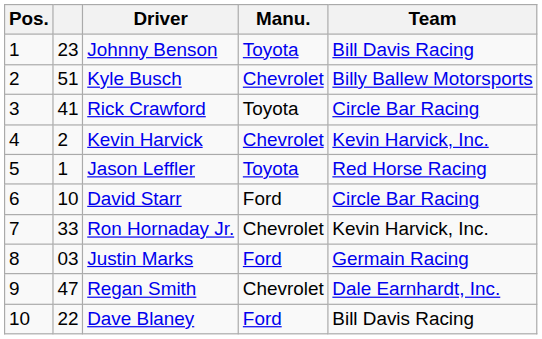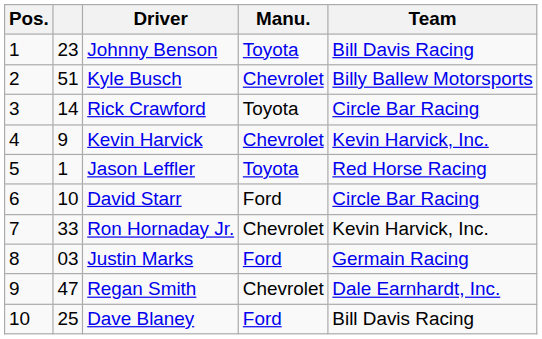(68, 109) 41 -> (68, 109) 14
(63, 139) 2 -> (63, 139) 9
(68, 318) 22 -> (68, 318) 25
